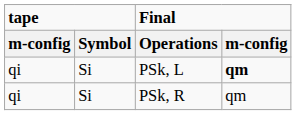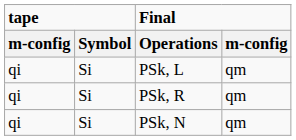(237, 69) bold -> (236, 69) normal
+ row: (162, 122)
